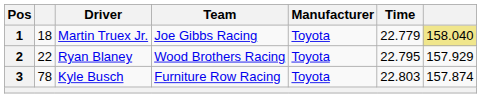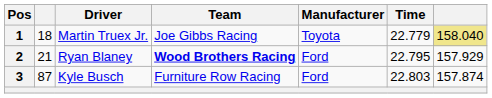(45, 56) 22 -> (45, 56) 21
(220, 56) normal -> (225, 56) bold
(311, 56) Toyota -> (315, 56) Ford
(45, 77) 78 -> (45, 77) 87
(311, 77) Toyota -> (315, 77) Ford
